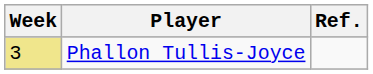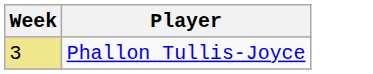- column: (339, 21)
